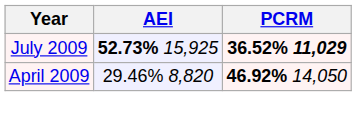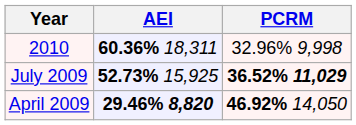+ row: (49, 48)
(158, 76) normal -> (158, 104) bold
